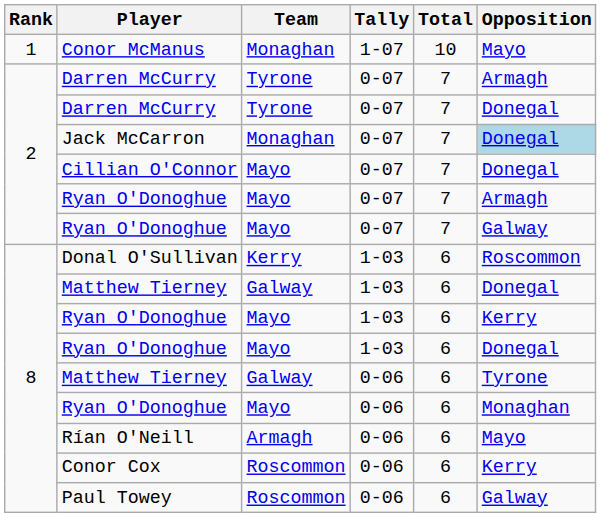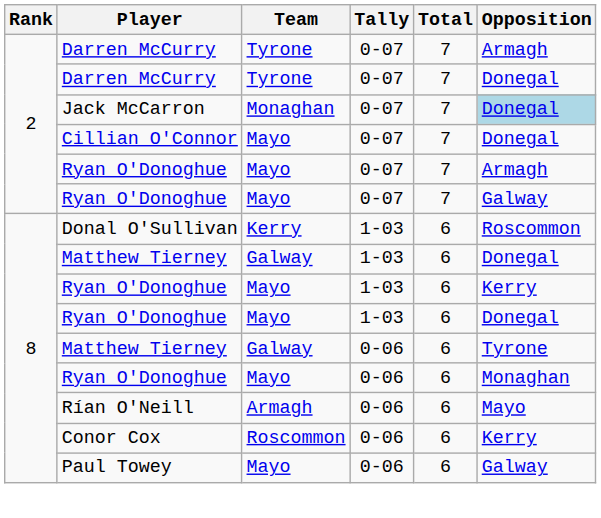- row: (133, 50)
(296, 498) Roscommon -> (269, 468) Mayo
